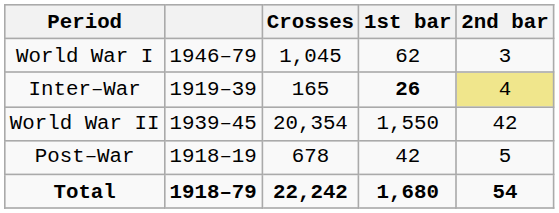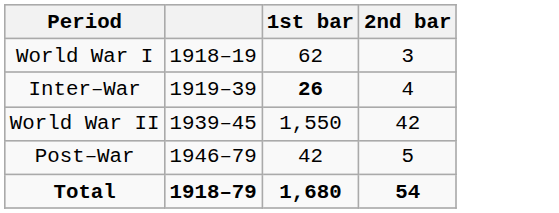- column: (310, 22)
(213, 56) 1946–79 -> (213, 56) 1918–19
(505, 90) khaki background -> (408, 90) no background
(213, 157) 1918–19 -> (213, 157) 1946–79
